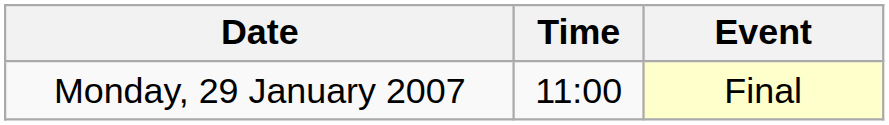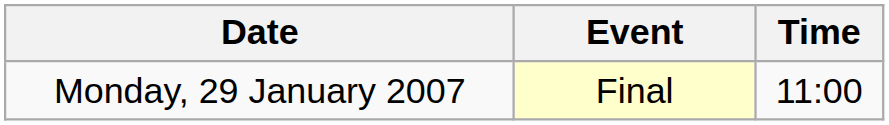columns swapped: (579, 32) <-> (763, 32)
